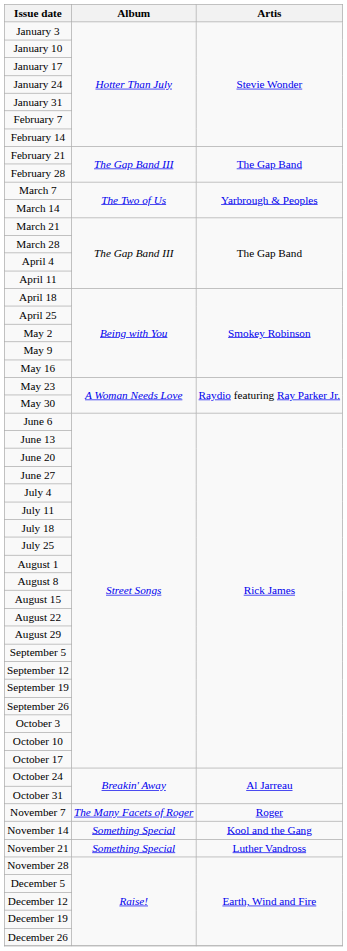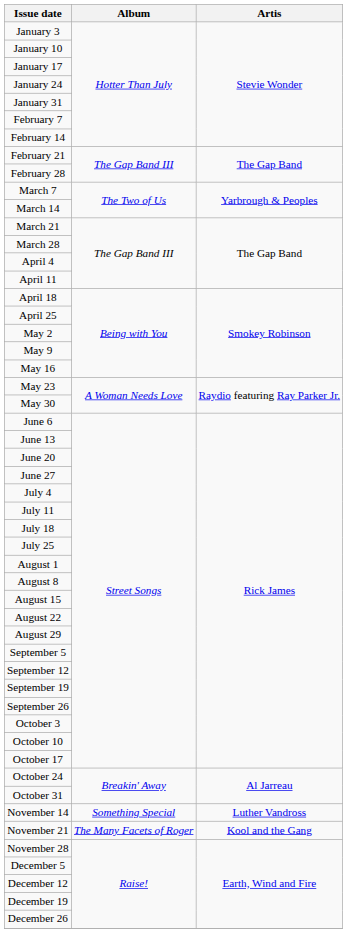- row: (38, 812)
(269, 830) Kool and the Gang -> (269, 812) Luther Vandross
(134, 848) Something Special -> (134, 830) The Many Facets of Roger
(269, 848) Luther Vandross -> (269, 830) Kool and the Gang
